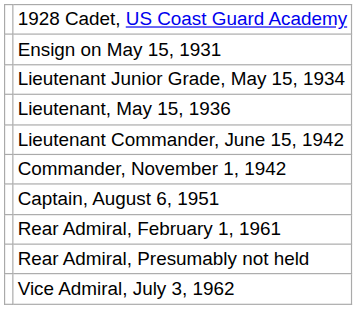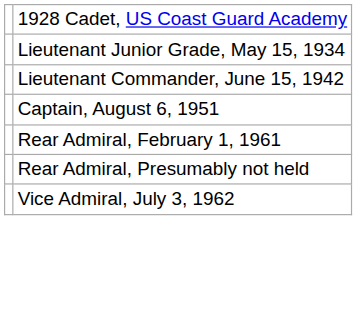- row: (119, 49)
- row: (124, 109)
- row: (152, 169)
